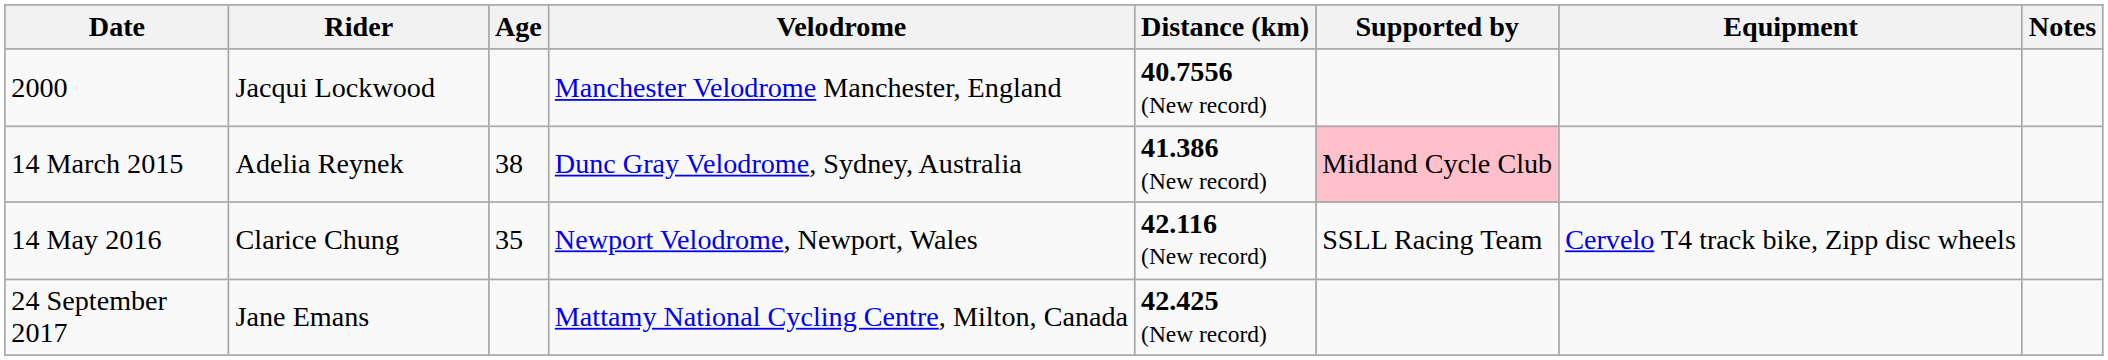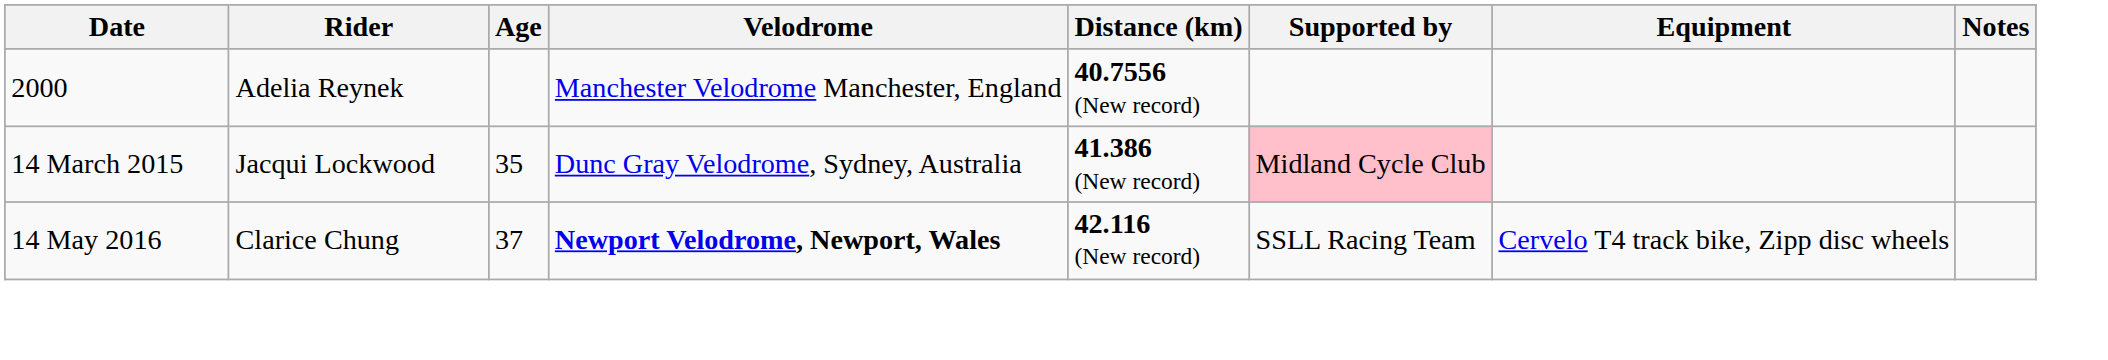(335, 87) Jacqui Lockwood -> (320, 87) Adelia Reynek
(320, 163) Adelia Reynek -> (335, 163) Jacqui Lockwood
(509, 163) 38 -> (509, 163) 35
(509, 240) 35 -> (509, 240) 37
(766, 240) normal -> (778, 240) bold
- row: (89, 316)
